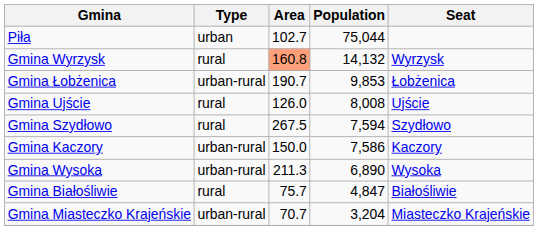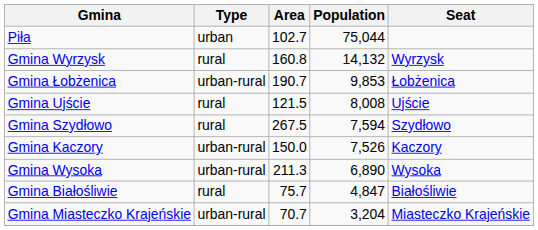(289, 59) lightsalmon background -> (289, 59) no background
(289, 103) 126.0 -> (289, 103) 121.5
(368, 147) 7,586 -> (368, 147) 7,526
